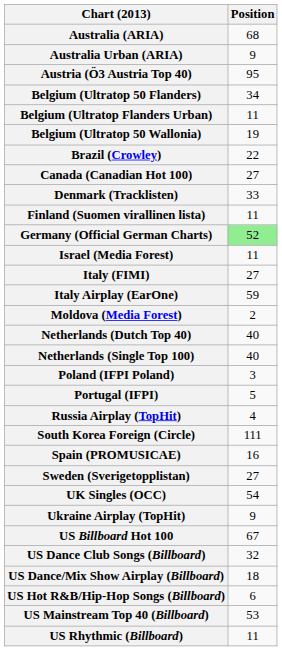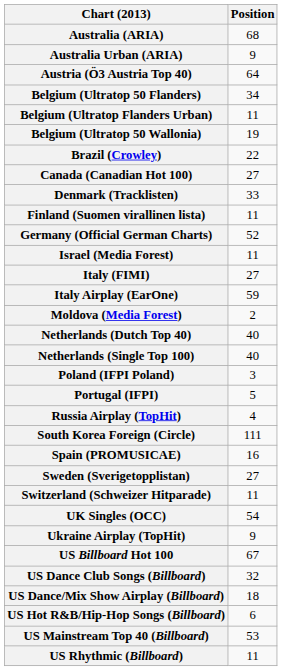(253, 74) 95 -> (253, 74) 64
(253, 235) lightgreen background -> (253, 235) no background
+ row: (116, 495)
